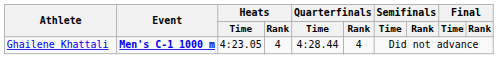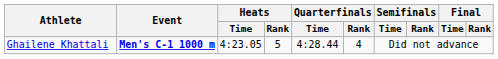(278, 45) 4 -> (278, 45) 5
